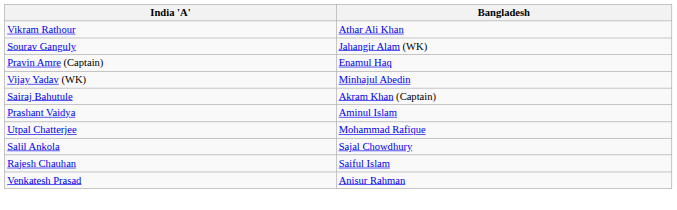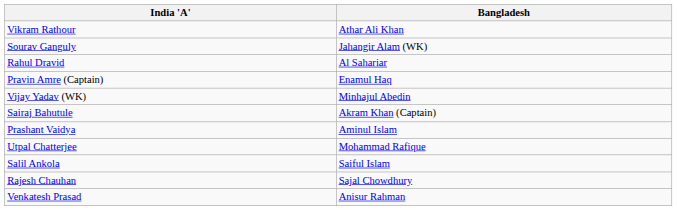+ row: (36, 63)
(375, 146) Sajal Chowdhury -> (364, 163) Saiful Islam
(364, 163) Saiful Islam -> (375, 180) Sajal Chowdhury
